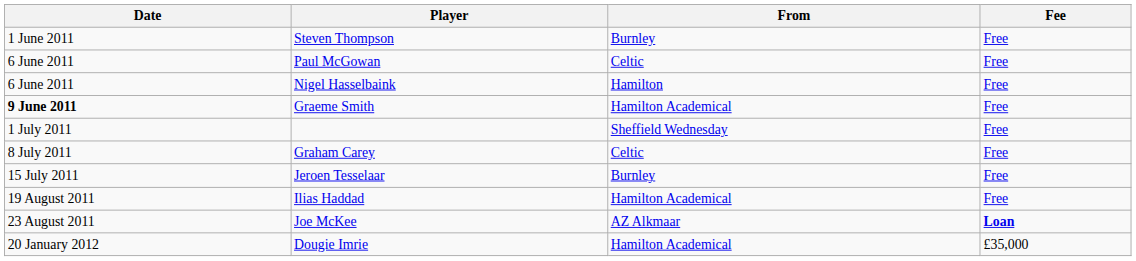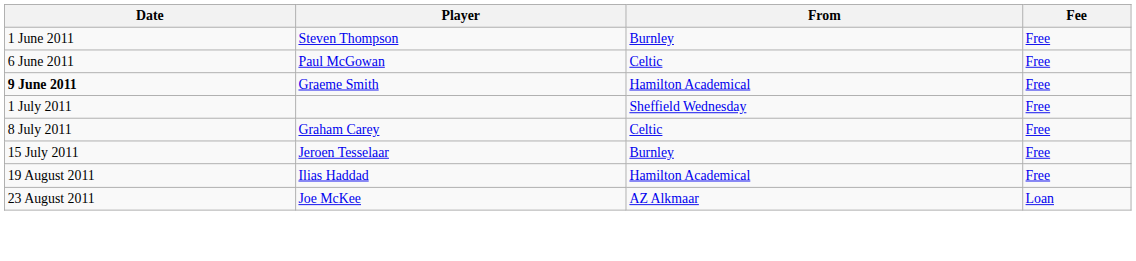- row: (345, 84)
(999, 221) bold -> (1040, 198) normal
- row: (331, 244)
